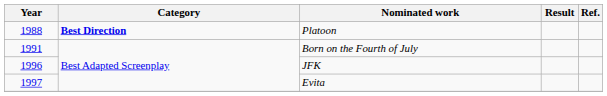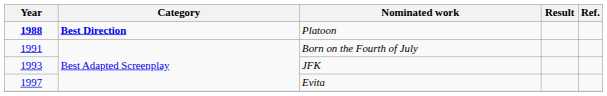(31, 30) normal -> (31, 30) bold
(31, 65) 1996 -> (31, 65) 1993
